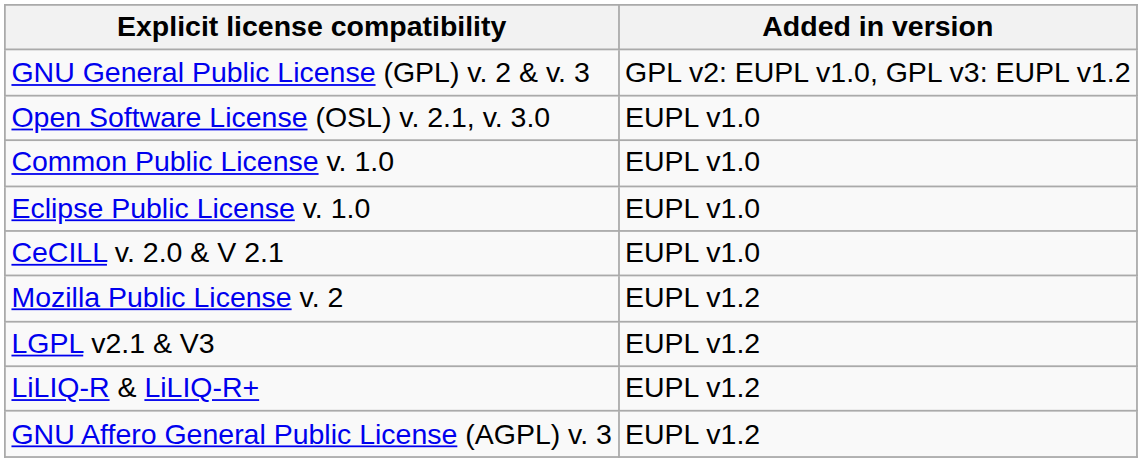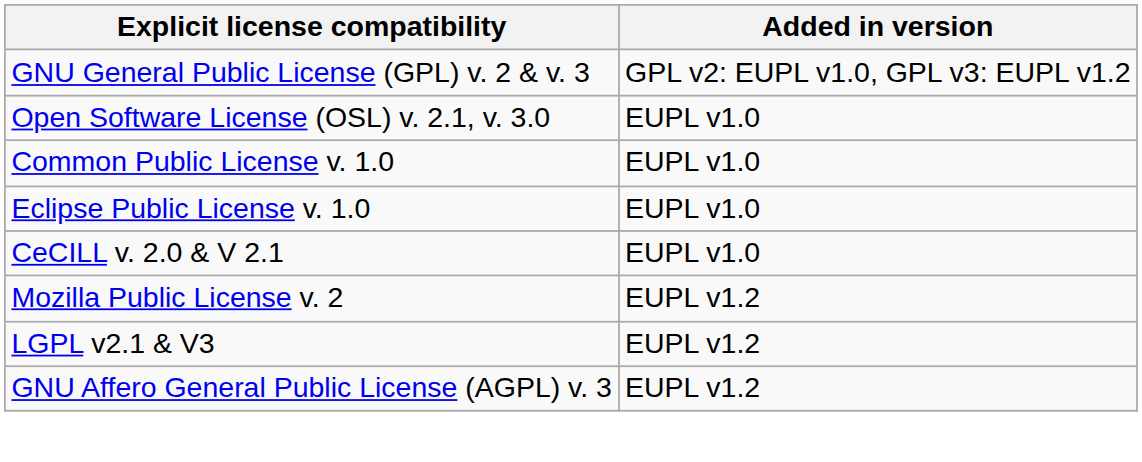- row: (135, 388)
